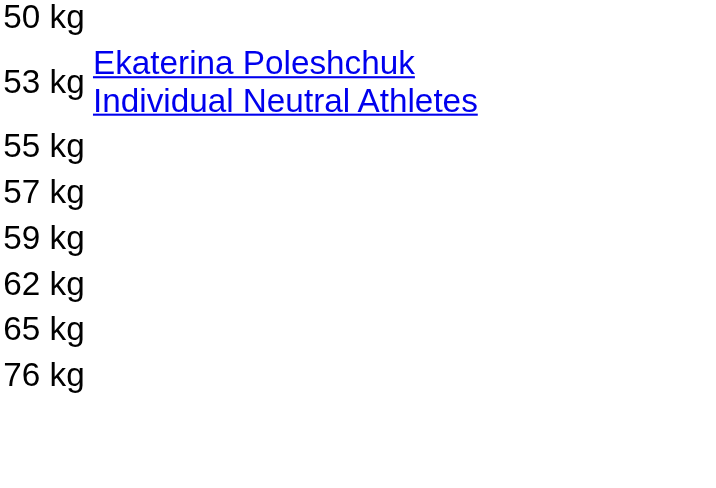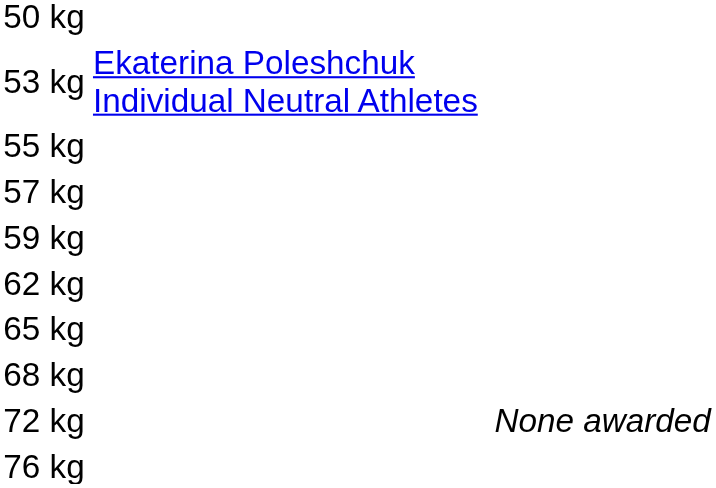+ row: (44, 375)
+ row: (44, 420)
